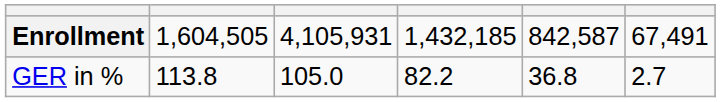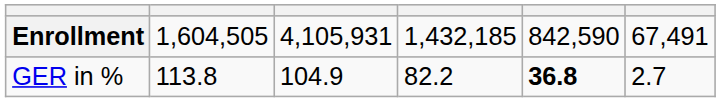(574, 36) 842,587 -> (574, 36) 842,590
(312, 76) 105.0 -> (312, 76) 104.9
(553, 76) normal -> (553, 76) bold
